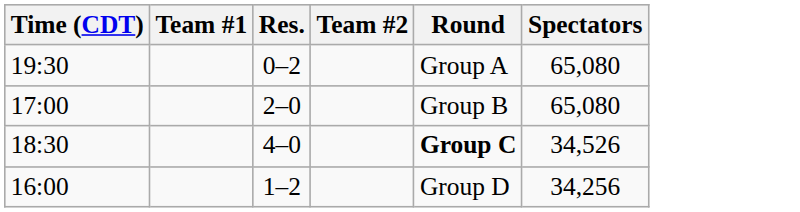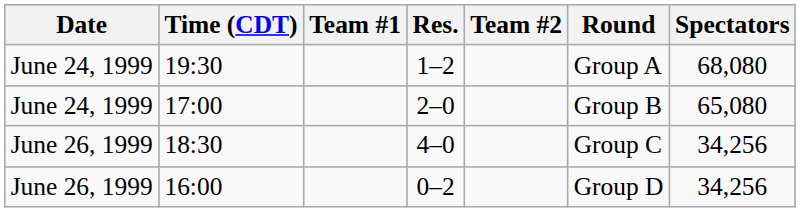+ column: (82, 24)
(282, 65) 0–2 -> (436, 65) 1–2
(585, 65) 65,080 -> (732, 65) 68,080
(468, 145) bold -> (618, 145) normal
(585, 145) 34,526 -> (732, 145) 34,256
(282, 186) 1–2 -> (436, 186) 0–2
